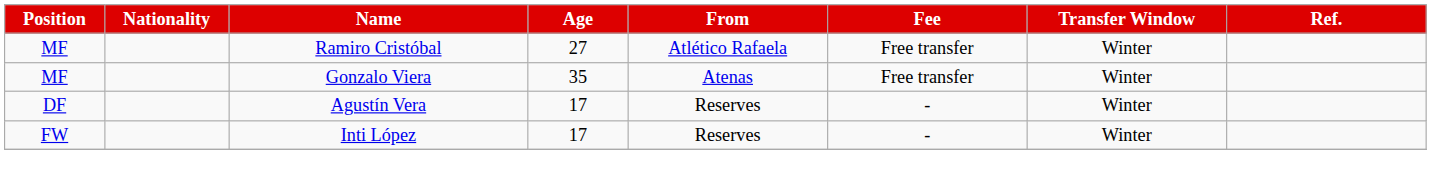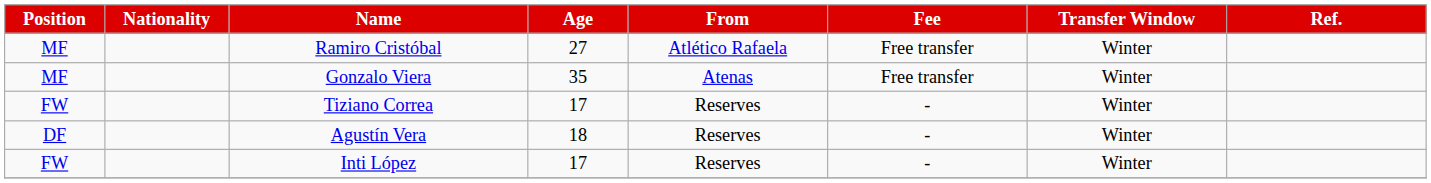+ row: (378, 105)
(578, 105) 17 -> (578, 134) 18
